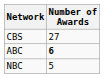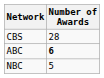(54, 37) 27 -> (54, 37) 28
